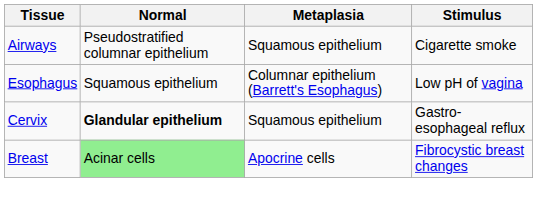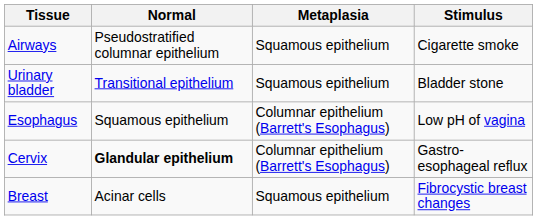+ row: (31, 83)
(315, 120) Squamous epithelium -> (322, 158) Columnar epithelium (Barrett's Esophagus)
(119, 158) lightgreen background -> (130, 196) no background
(291, 158) Apocrine cells -> (322, 196) Squamous epithelium
